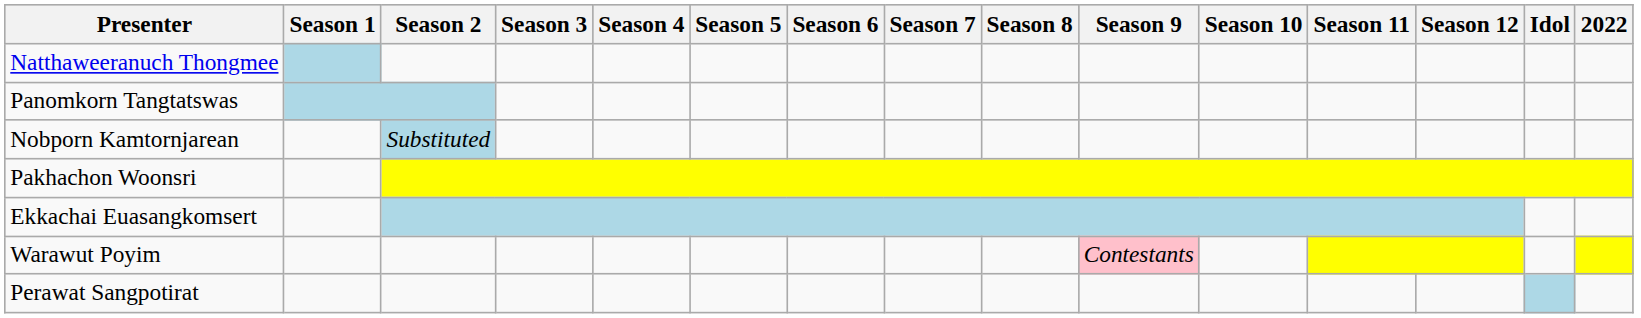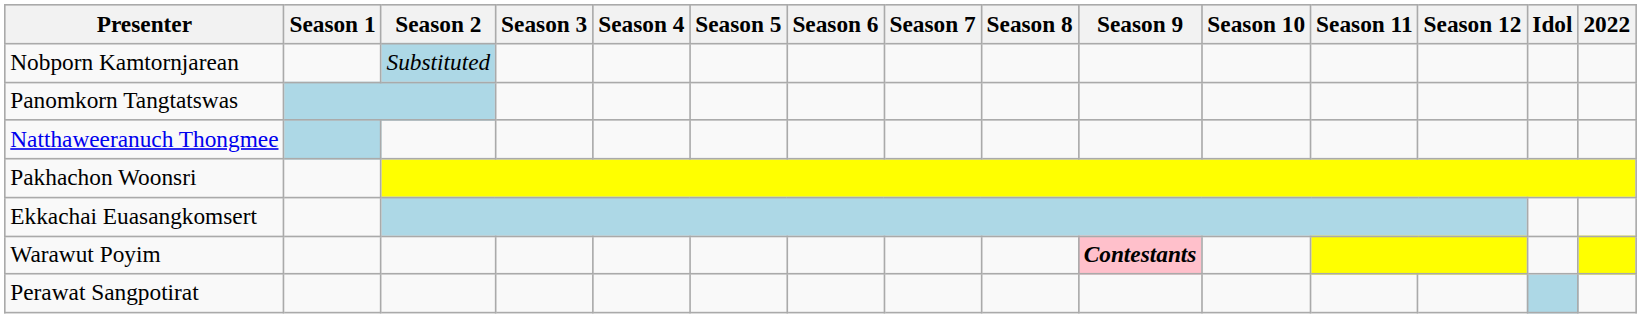rows swapped: (144, 62) <-> (125, 139)
(1139, 254) normal -> (1140, 254) bold
